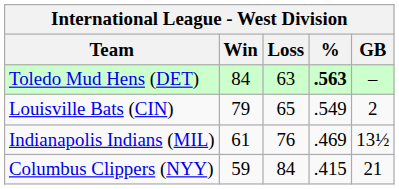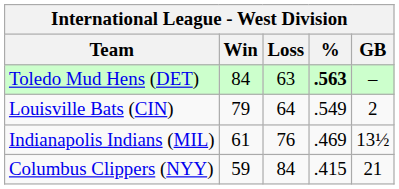(286, 109) 65 -> (286, 109) 64
